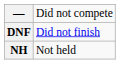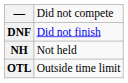+ row: (19, 68)
